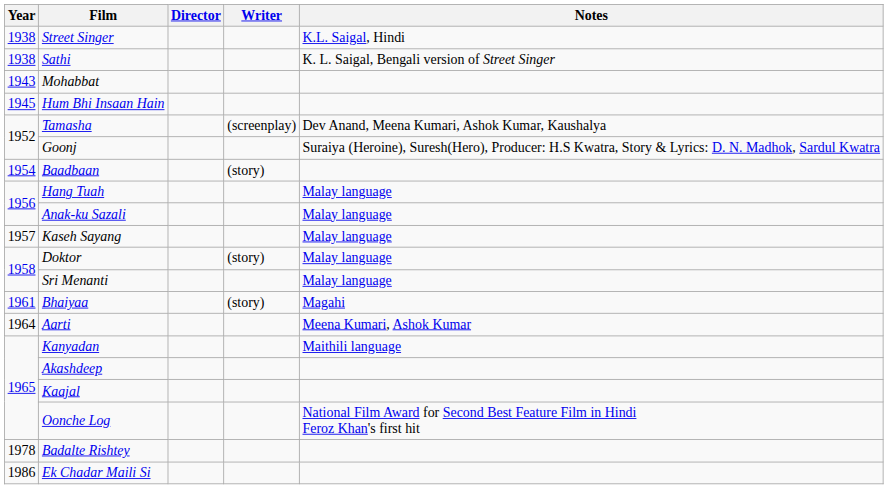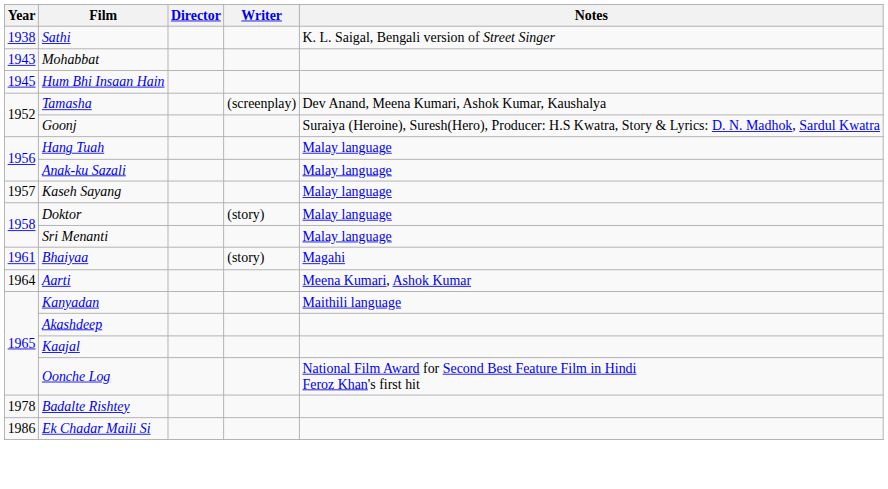- row: (78, 37)
- row: (71, 170)
